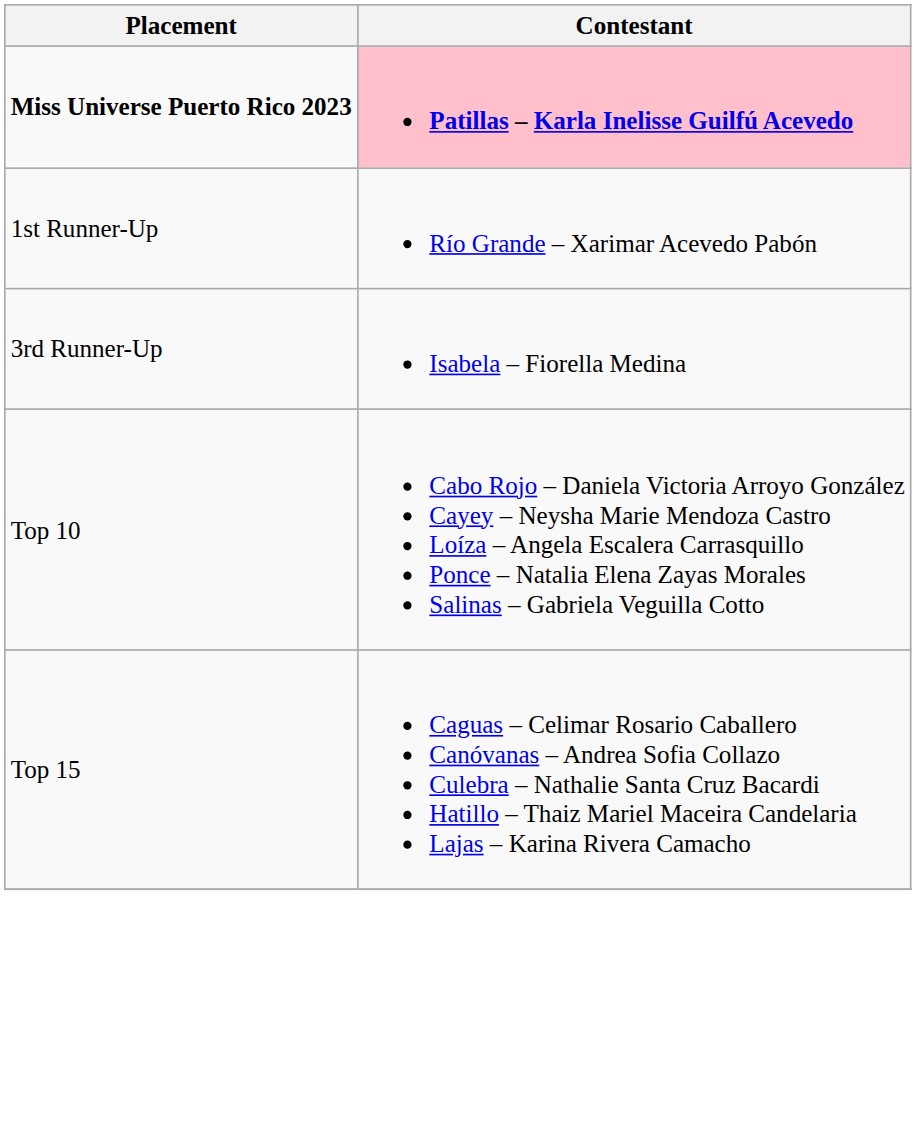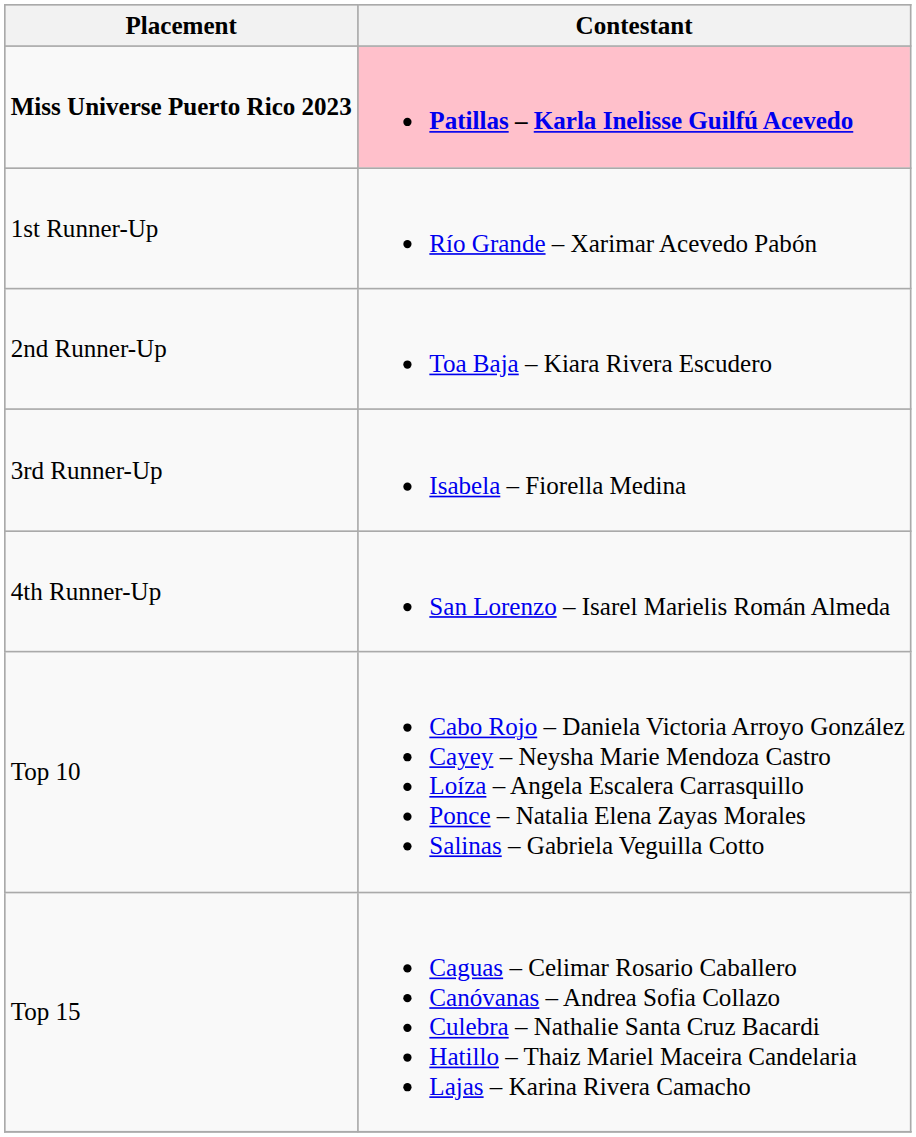+ row: (89, 348)
+ row: (86, 591)
